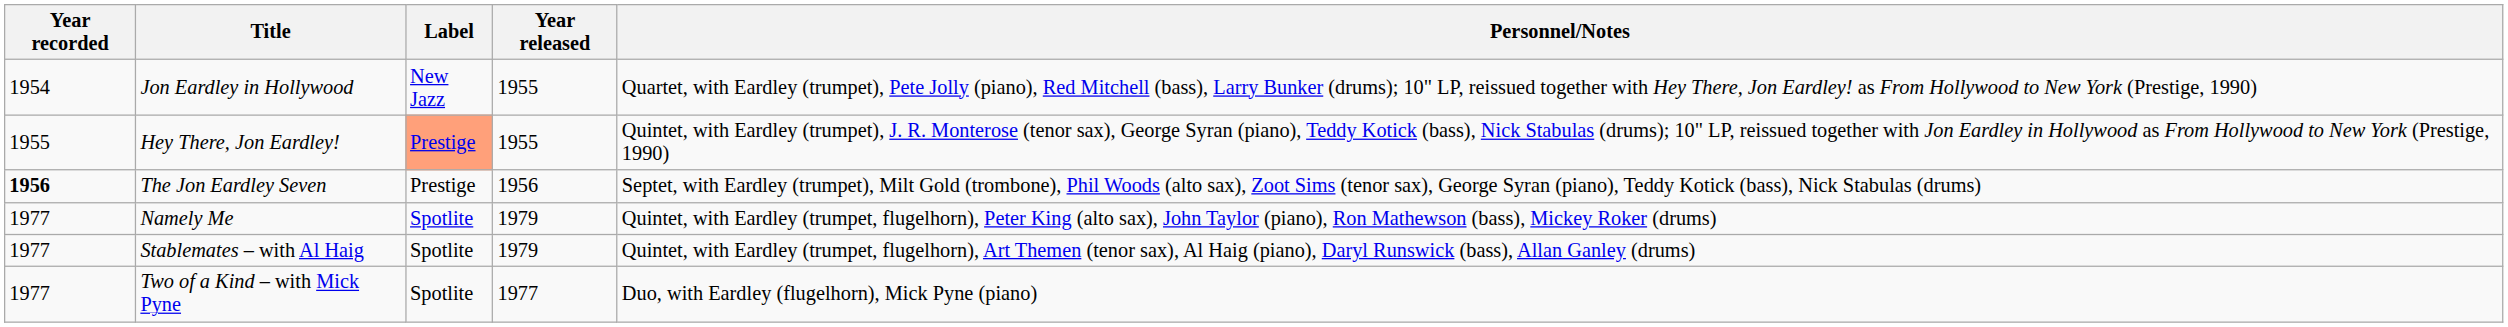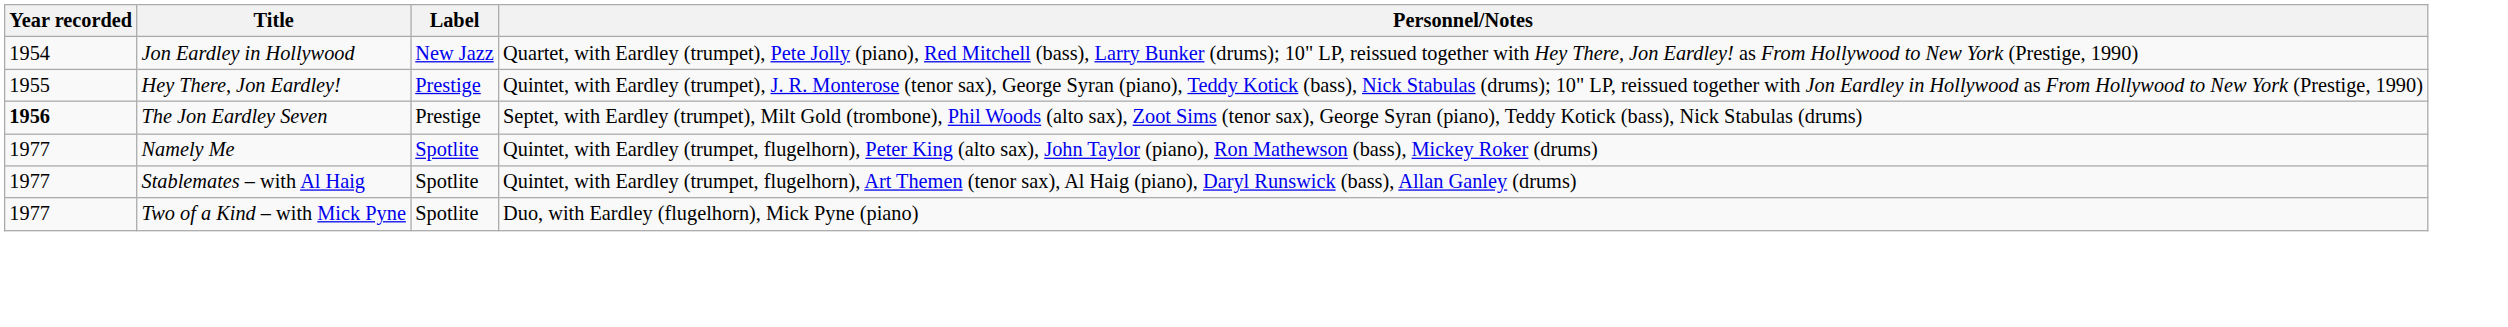- column: (555, 32)
(443, 142) lightsalmon background -> (448, 85) no background
